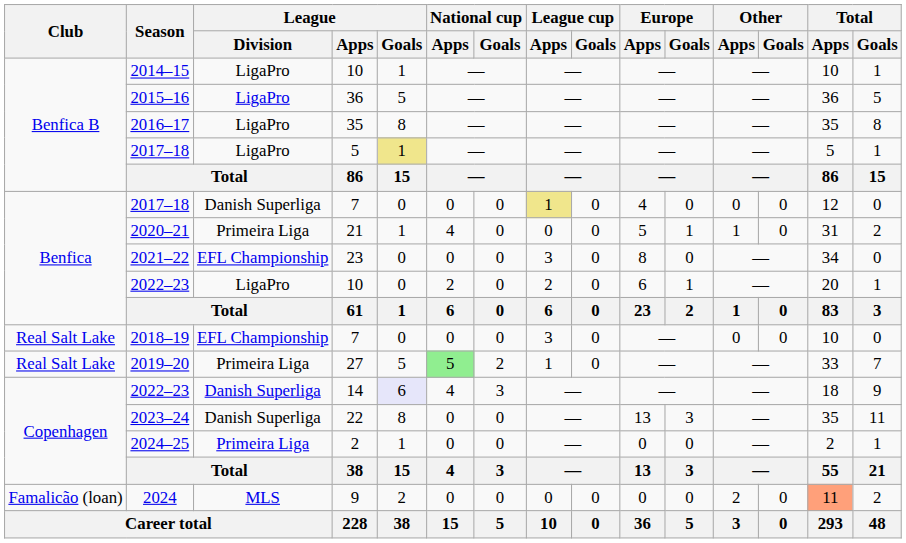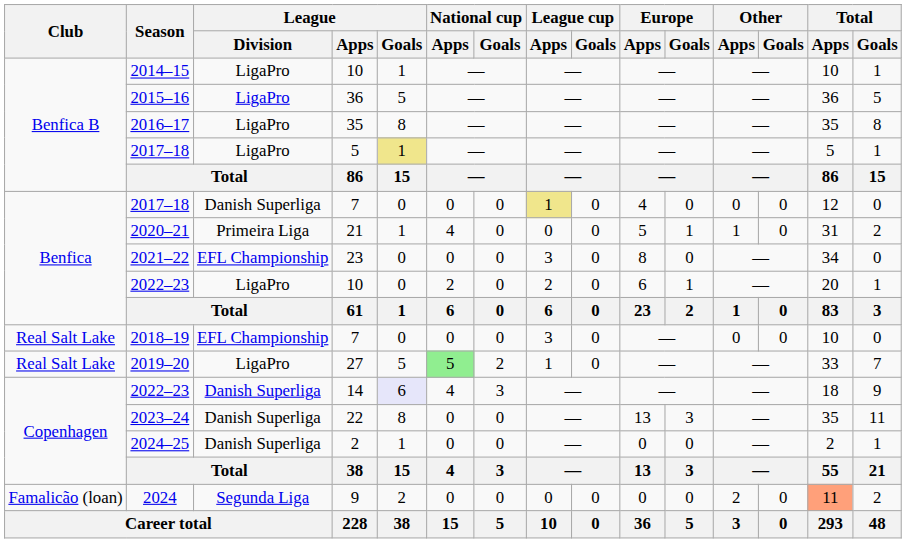(263, 364) Primeira Liga -> (263, 364) LigaPro
(263, 444) Primeira Liga -> (263, 444) Danish Superliga
(263, 497) MLS -> (263, 497) Segunda Liga
